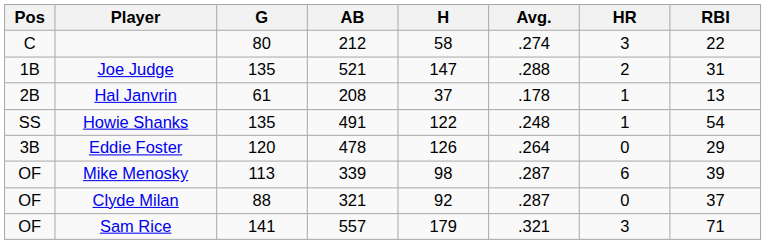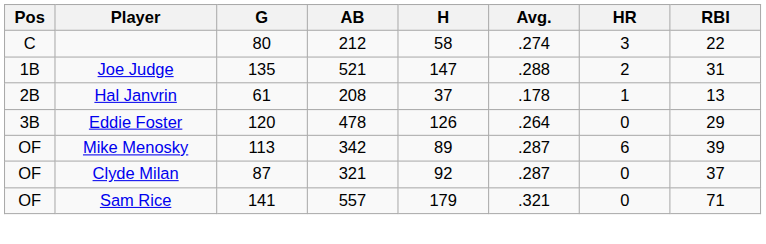- row: (136, 122)
(352, 174) 339 -> (352, 148) 342
(443, 174) 98 -> (443, 148) 89
(262, 200) 88 -> (262, 174) 87
(625, 226) 3 -> (625, 200) 0
